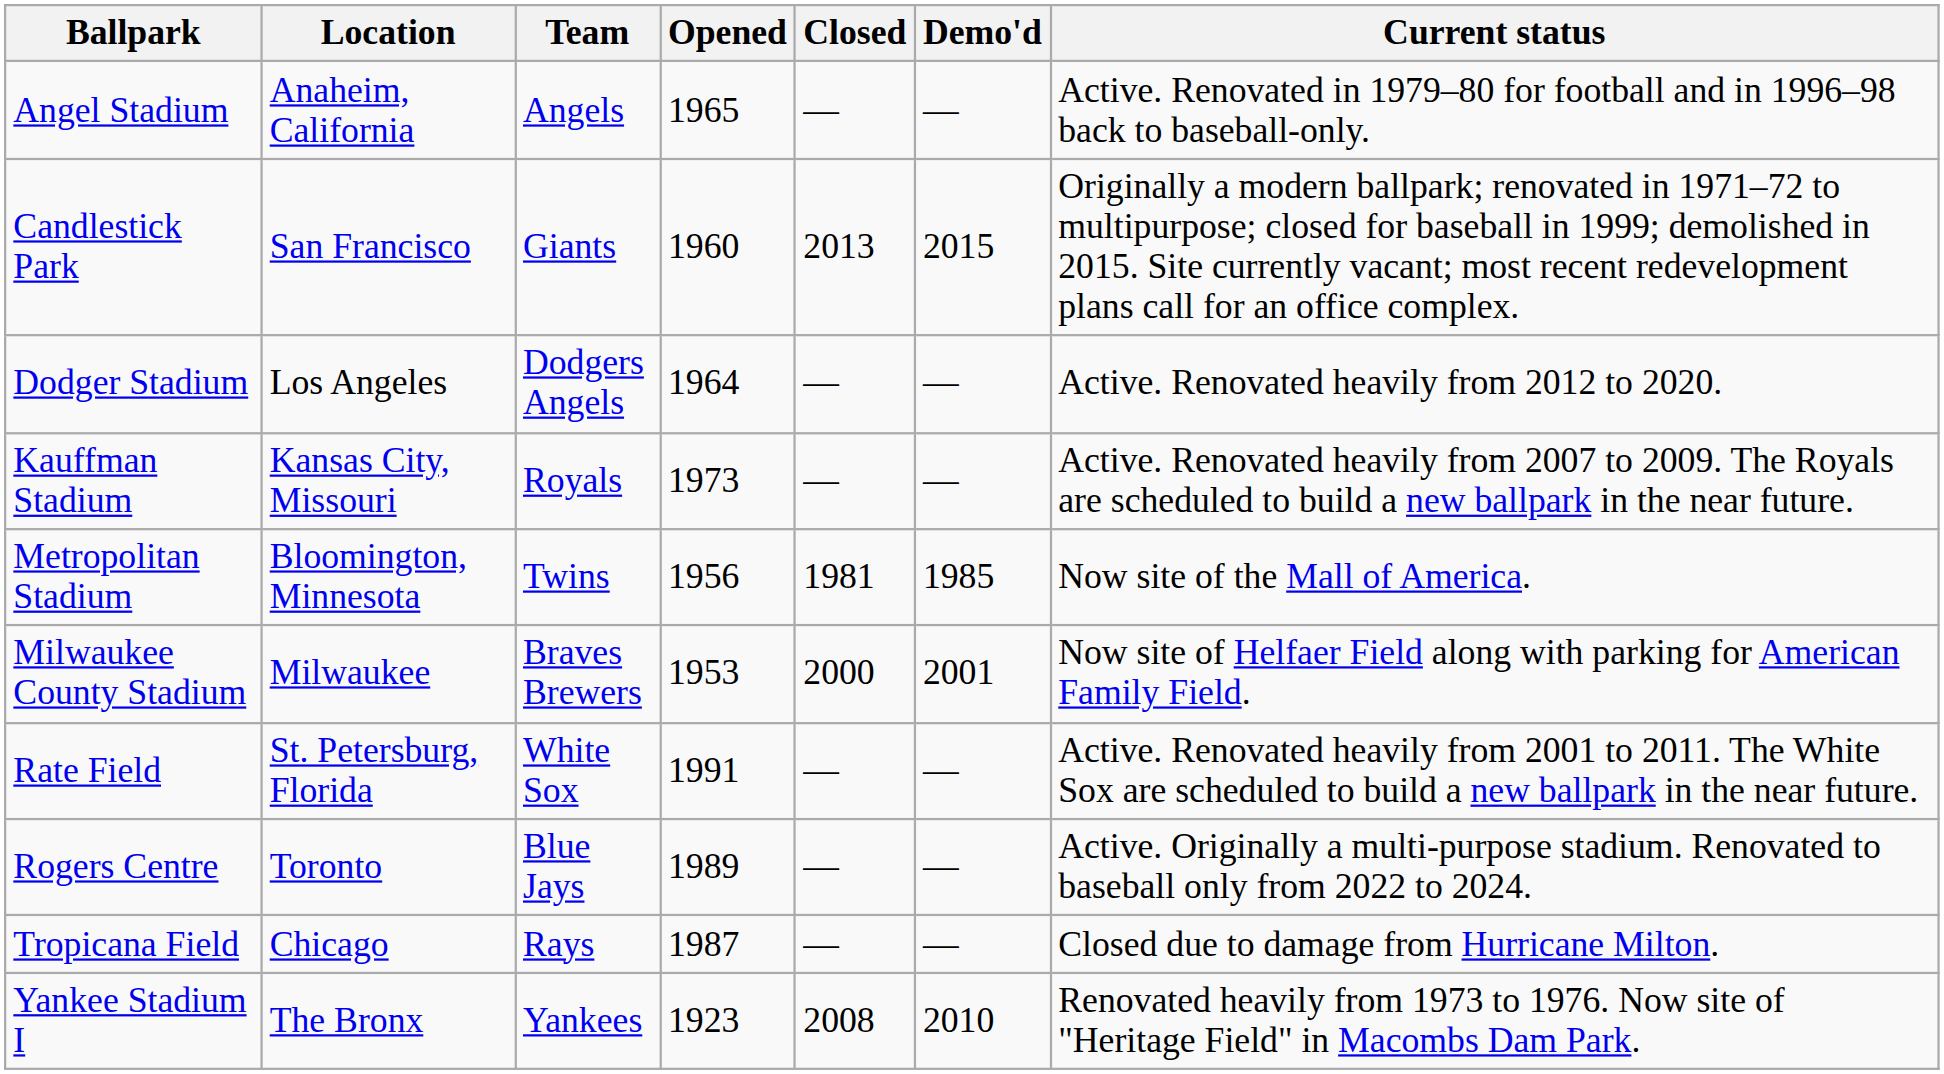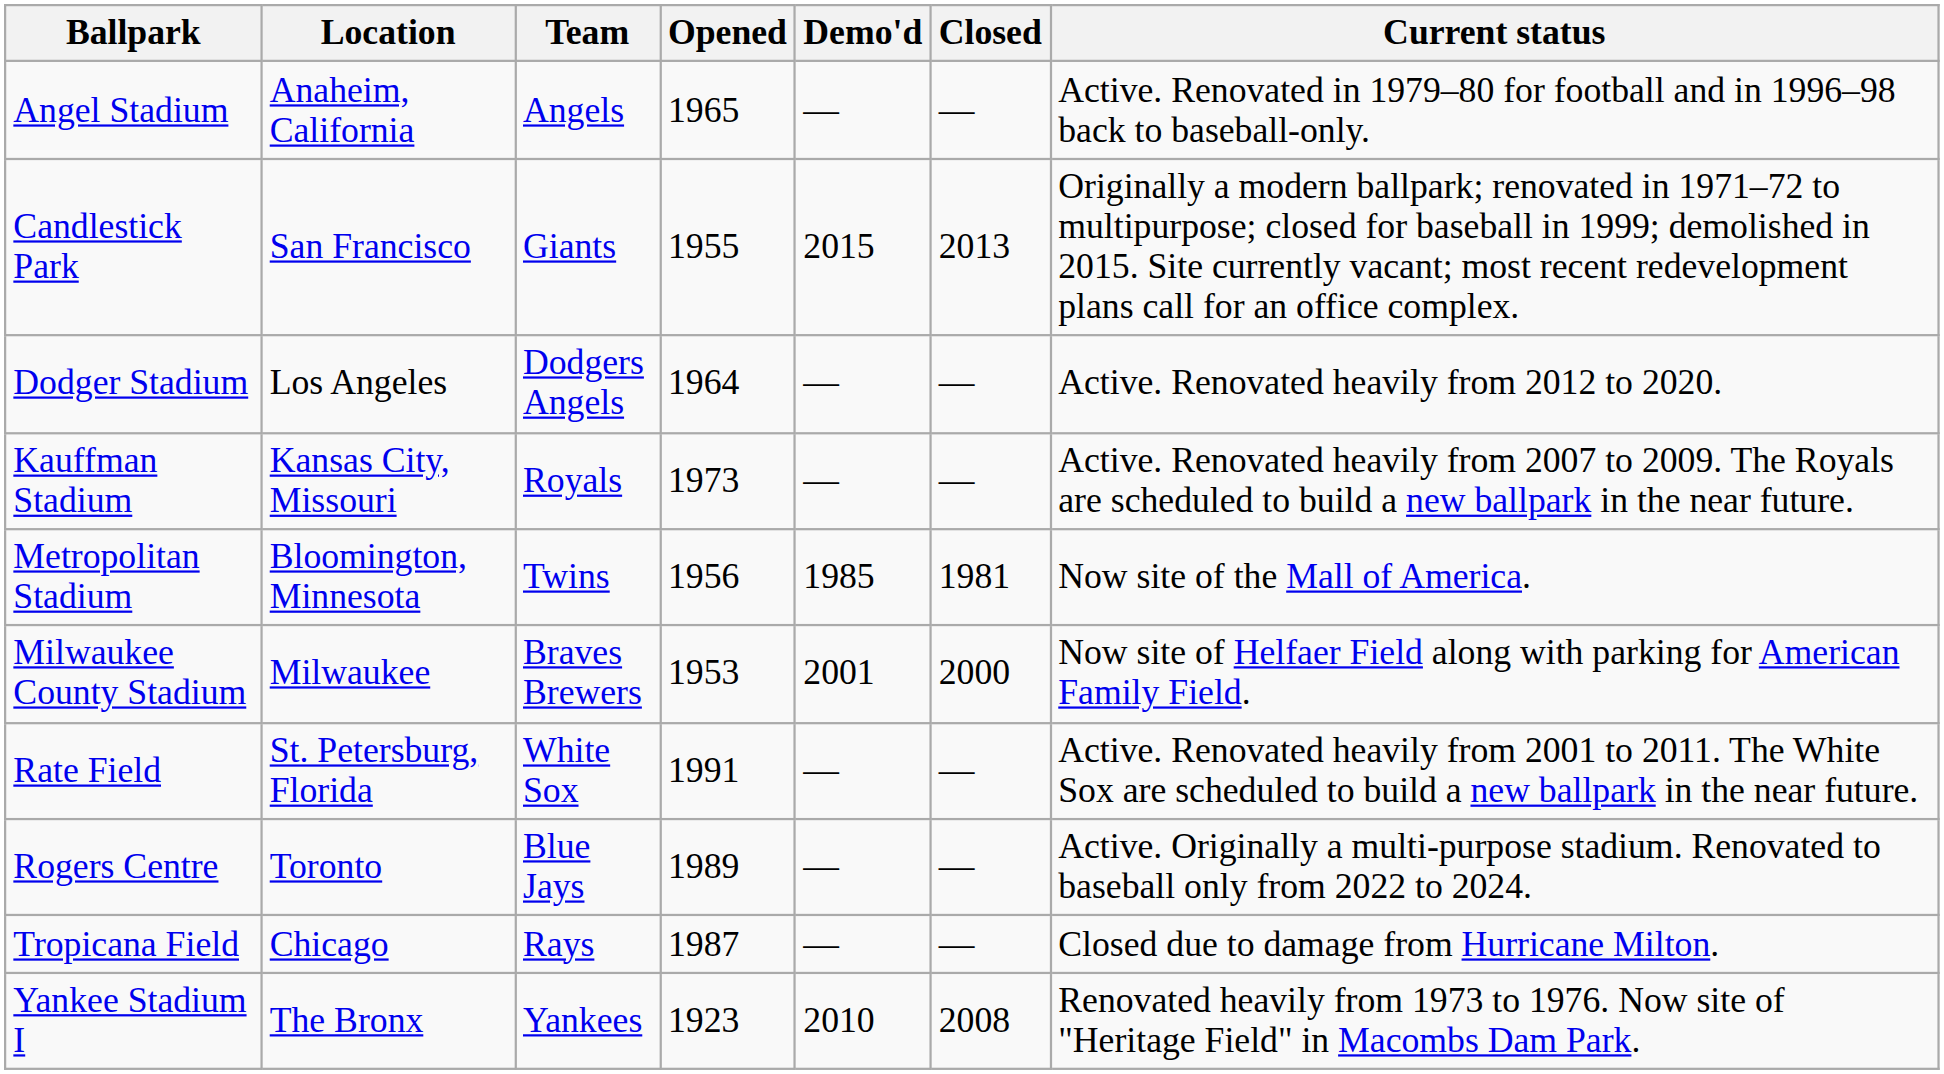columns swapped: (855, 32) <-> (982, 32)
(704, 246) 1960 -> (704, 246) 1955
